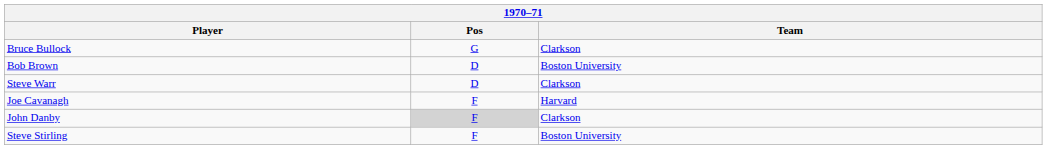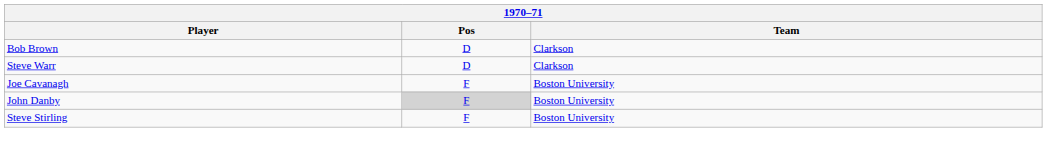- row: (39, 48)
(581, 65) Boston University -> (553, 48) Clarkson
(559, 100) Harvard -> (574, 83) Boston University
(561, 118) Clarkson -> (574, 100) Boston University
